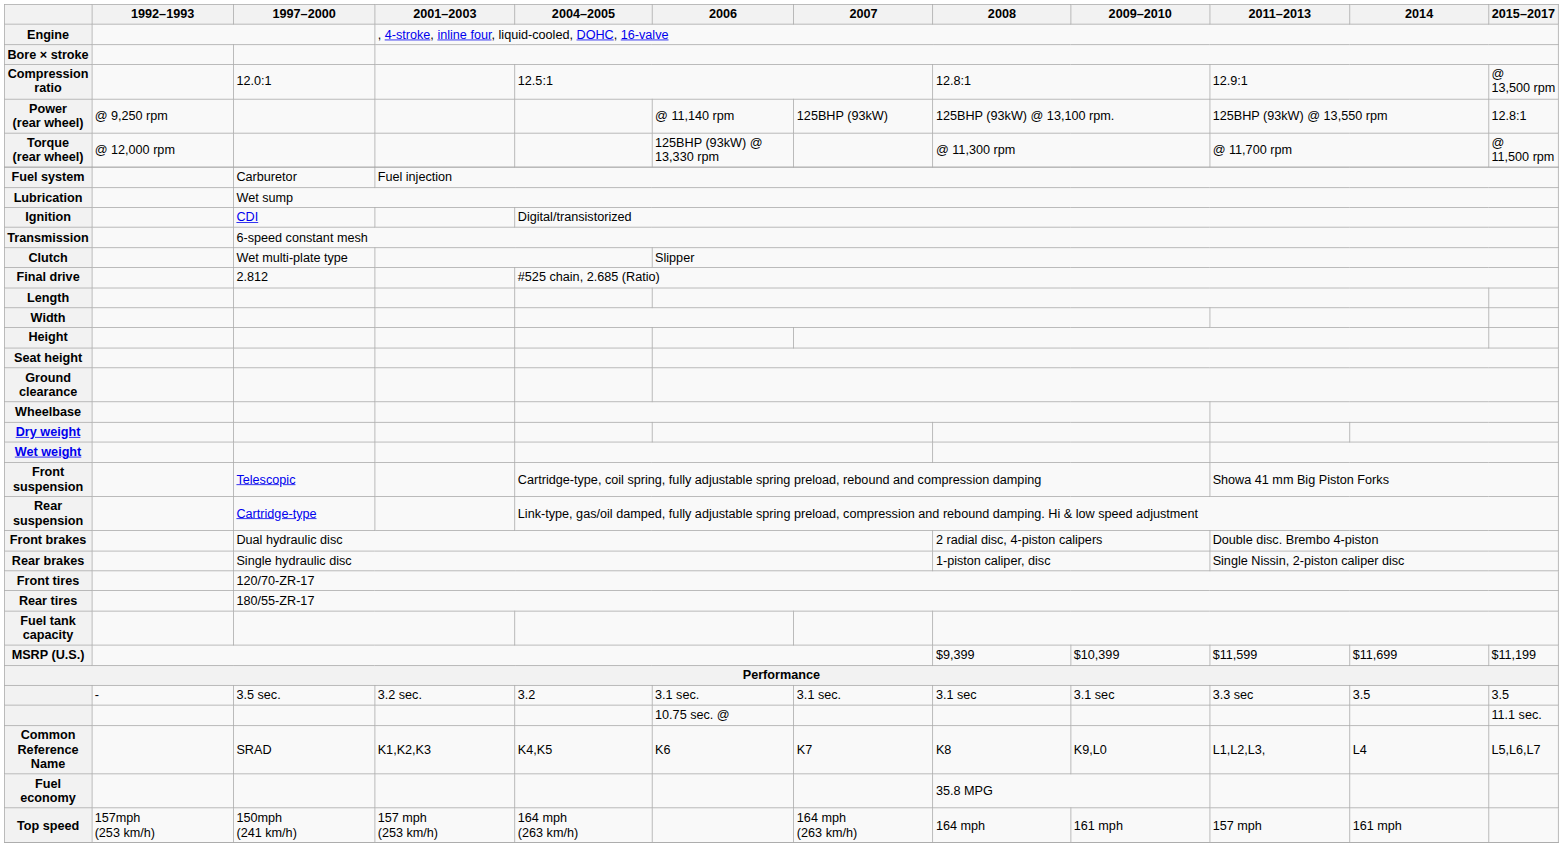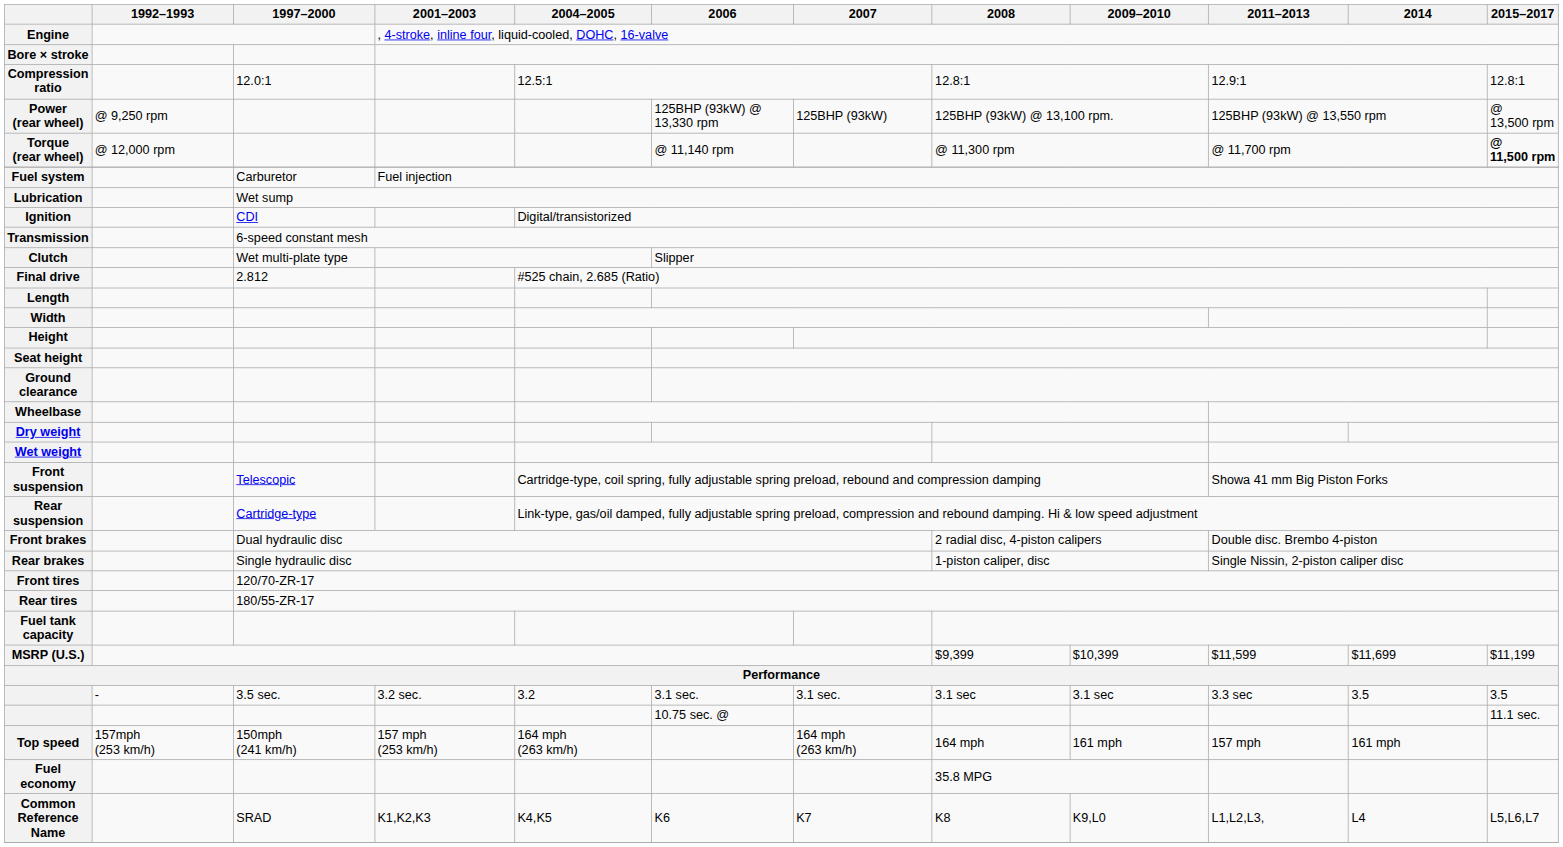(1523, 81) @ 13,500 rpm -> (1508, 81) 12.8:1
(695, 116) @ 11,140 rpm -> (708, 116) 125BHP (93kW) @ 13,330 rpm
(1509, 116) 12.8:1 -> (1522, 116) @ 13,500 rpm
(709, 150) 125BHP (93kW) @ 13,330 rpm -> (694, 150) @ 11,140 rpm
(1523, 150) normal -> (1523, 150) bold
rows swapped: (48, 825) <-> (48, 749)
